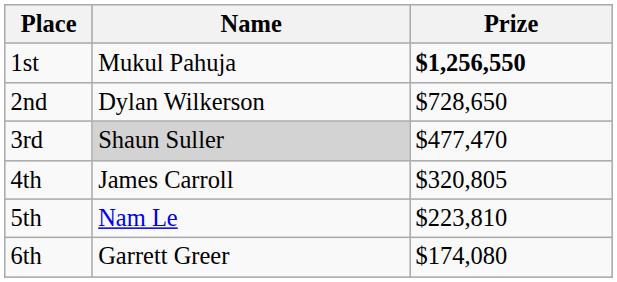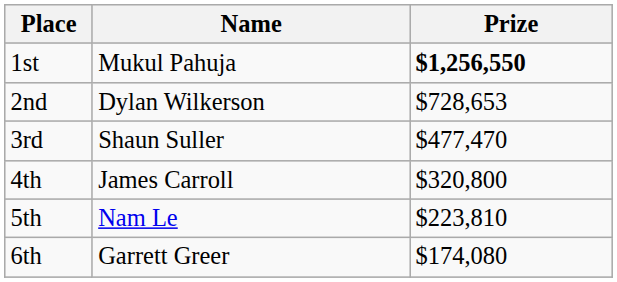(461, 101) $728,650 -> (461, 101) $728,653
(161, 140) lightgrey background -> (161, 140) no background
(461, 179) $320,805 -> (461, 179) $320,800
